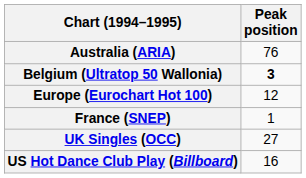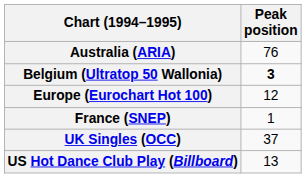(271, 140) 27 -> (271, 140) 37
(271, 161) 16 -> (271, 161) 13
